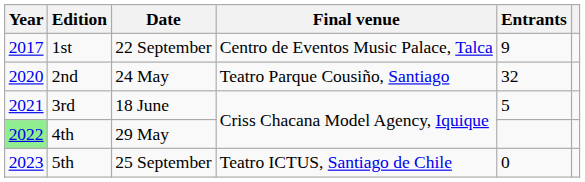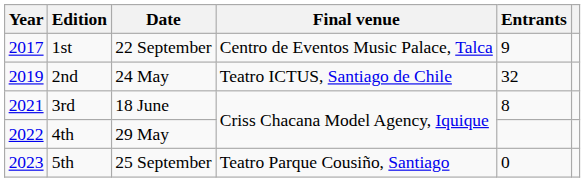(26, 76) 2020 -> (26, 76) 2019
(335, 76) Teatro Parque Cousiño, Santiago -> (336, 76) Teatro ICTUS, Santiago de Chile
(505, 105) 5 -> (505, 105) 8
(26, 134) lightgreen background -> (26, 134) no background
(336, 163) Teatro ICTUS, Santiago de Chile -> (335, 163) Teatro Parque Cousiño, Santiago
